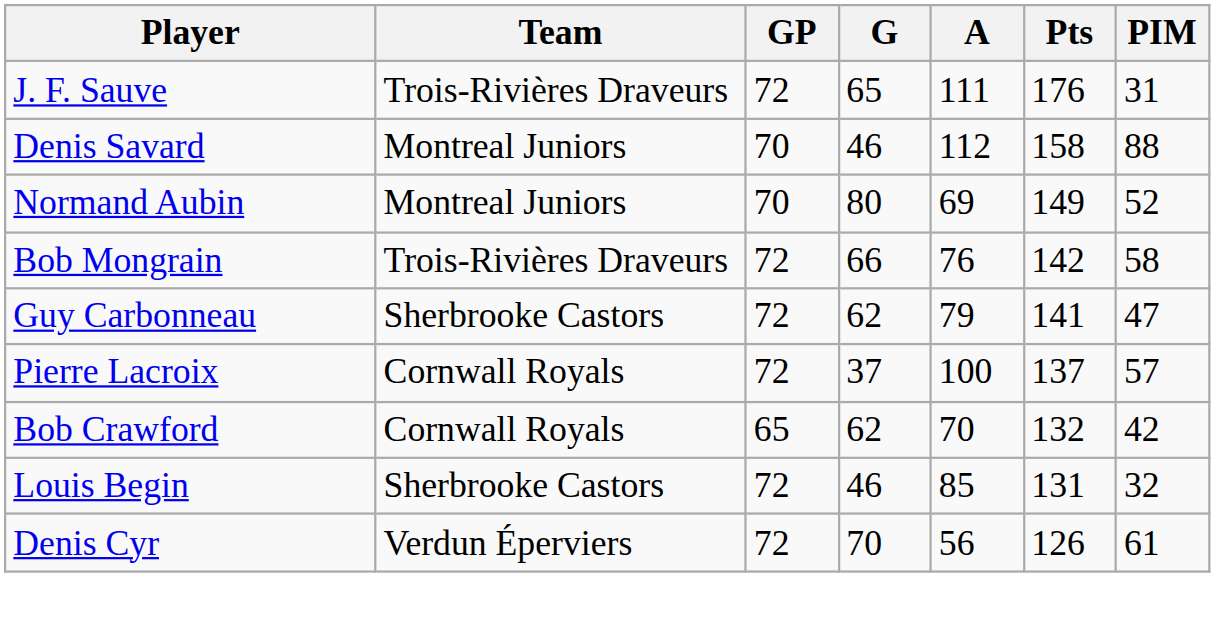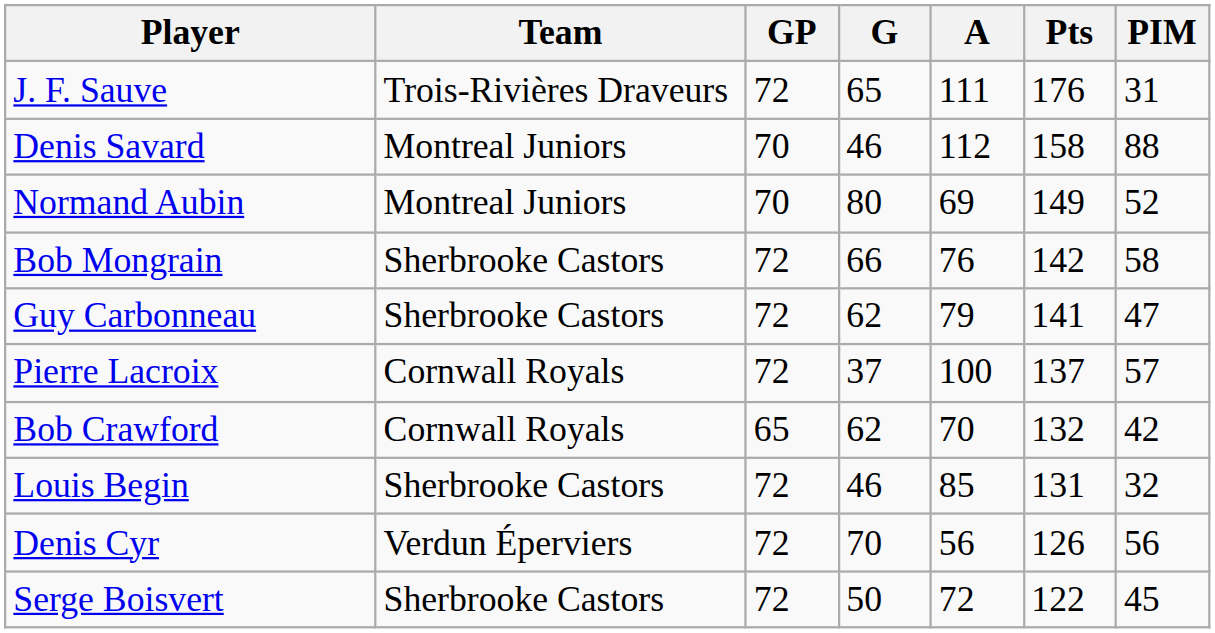(556, 259) Trois-Rivières Draveurs -> (524, 259) Sherbrooke Castors
(1142, 542) 61 -> (1142, 542) 56
+ row: (119, 598)
